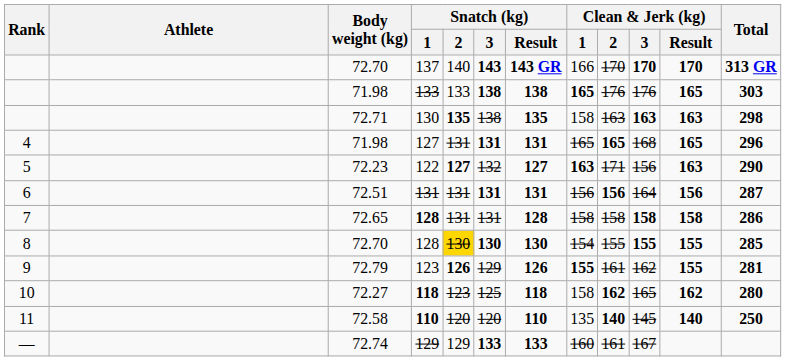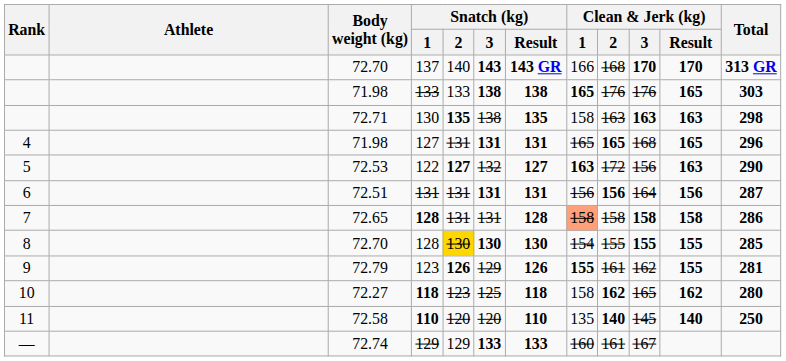(613, 67) 170 -> (613, 67) 168
(370, 167) 72.23 -> (370, 167) 72.53
(613, 167) 171 -> (613, 167) 172
(582, 218) no background -> (582, 218) lightsalmon background
